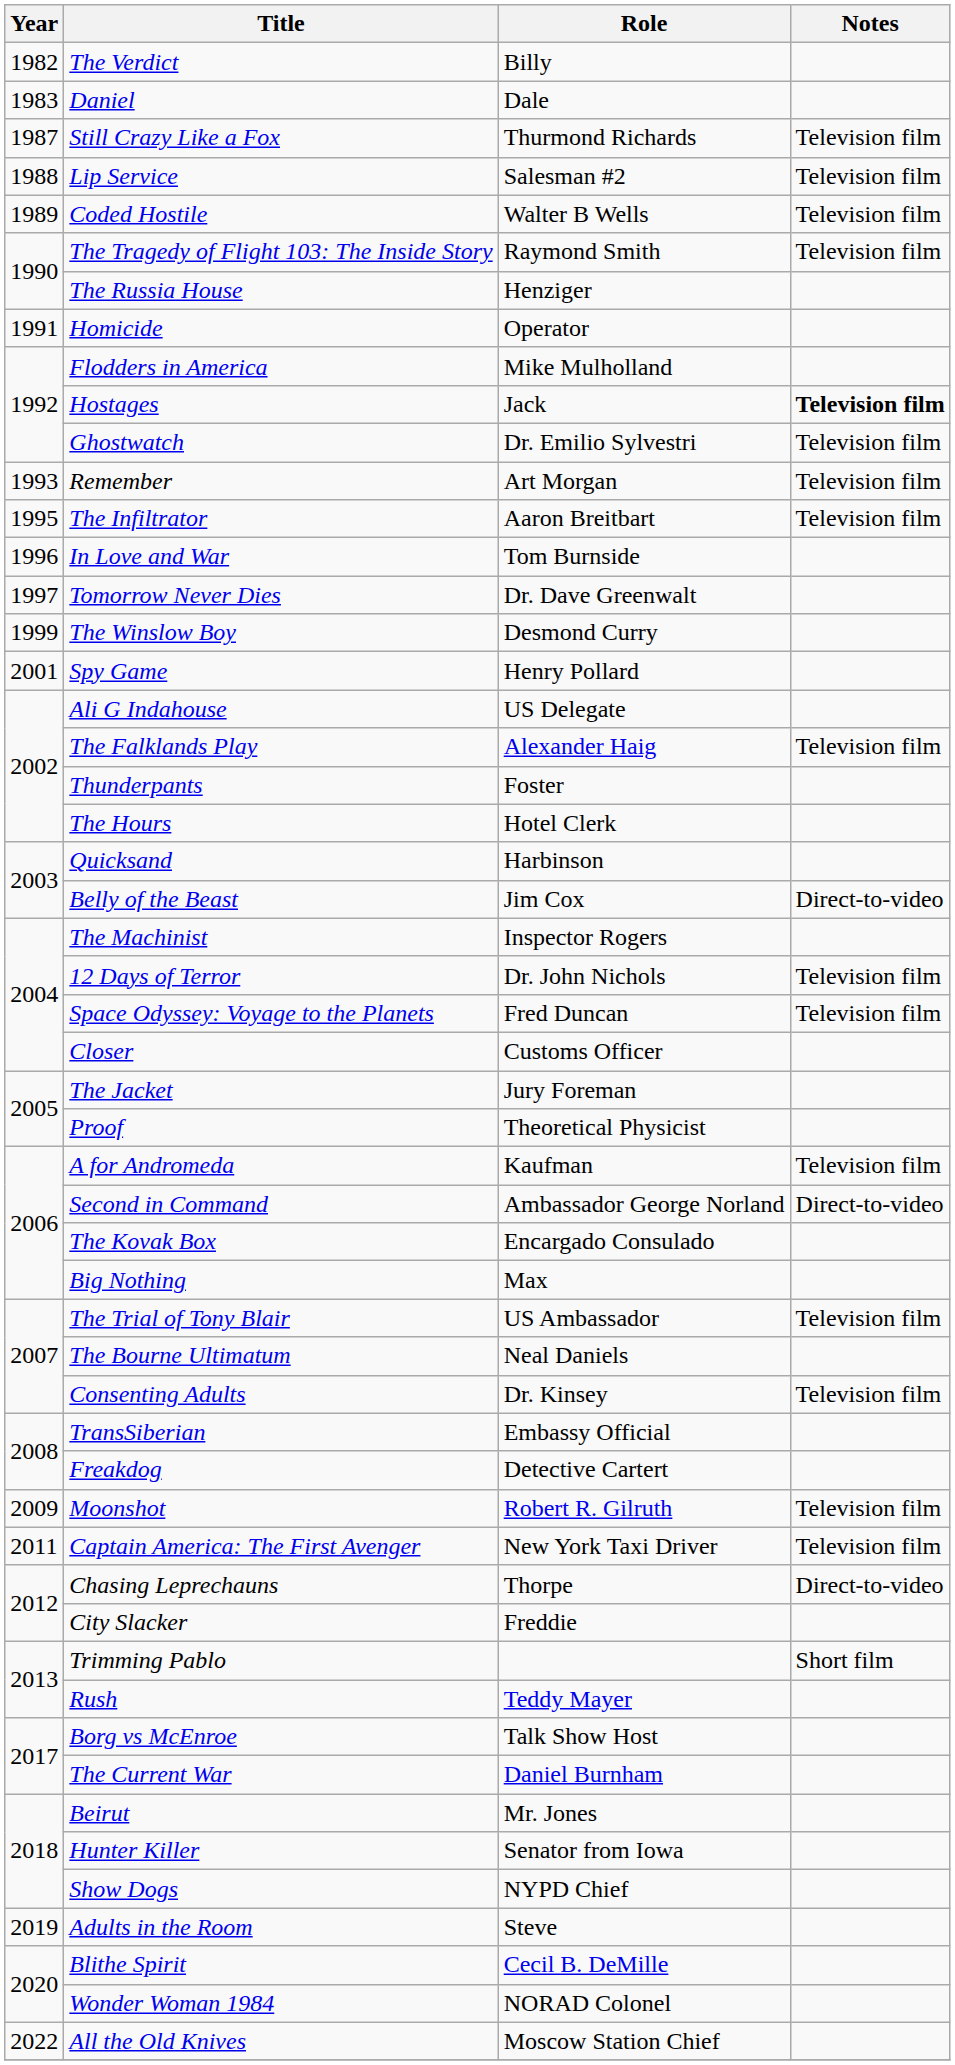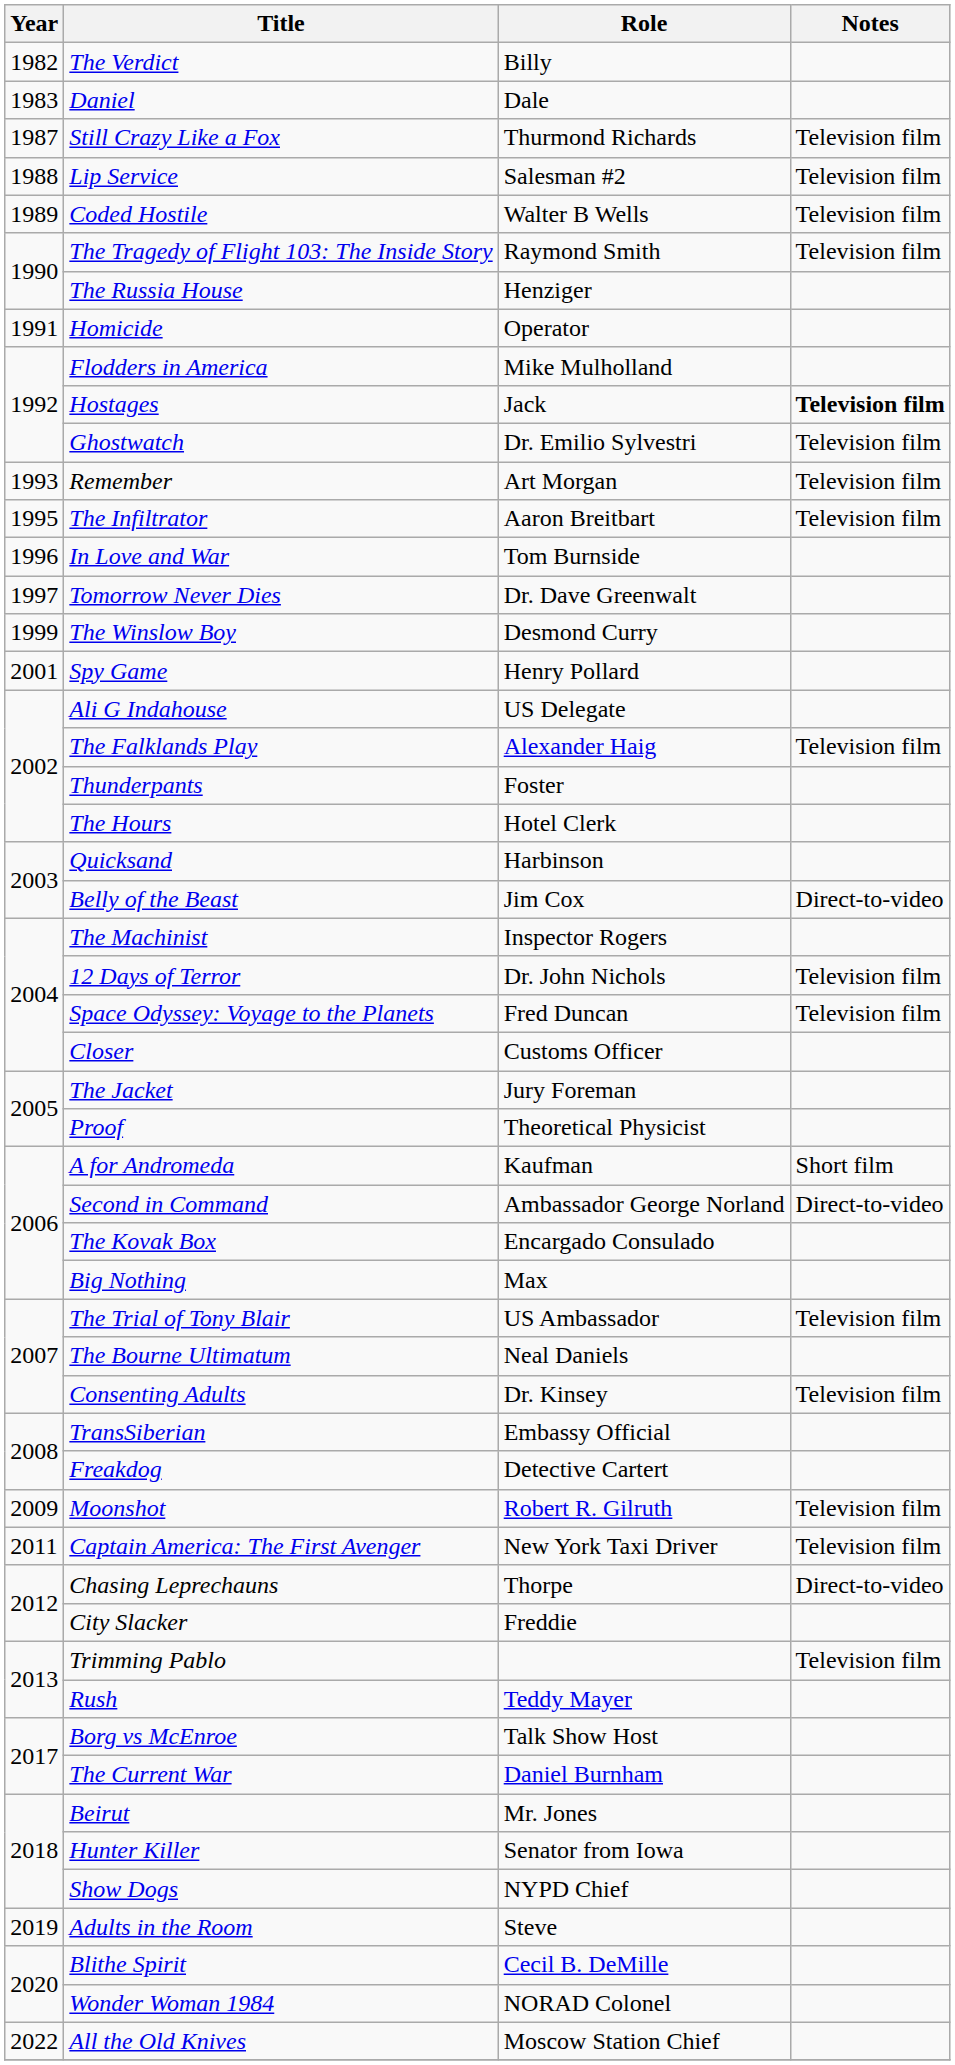(868, 1165) Television film -> (845, 1165) Short film
(845, 1660) Short film -> (868, 1660) Television film
